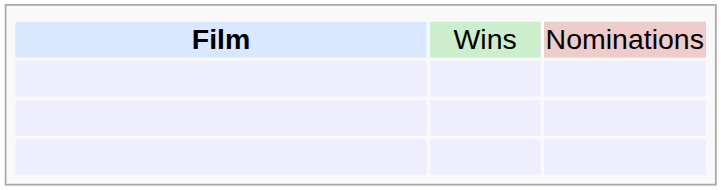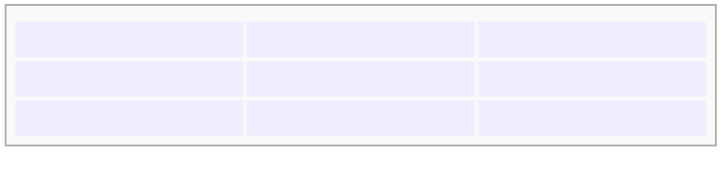- row: (221, 39)
